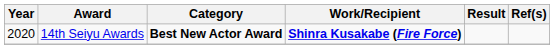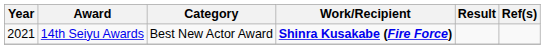(21, 34) 2020 -> (21, 34) 2021
(216, 34) bold -> (211, 34) normal
